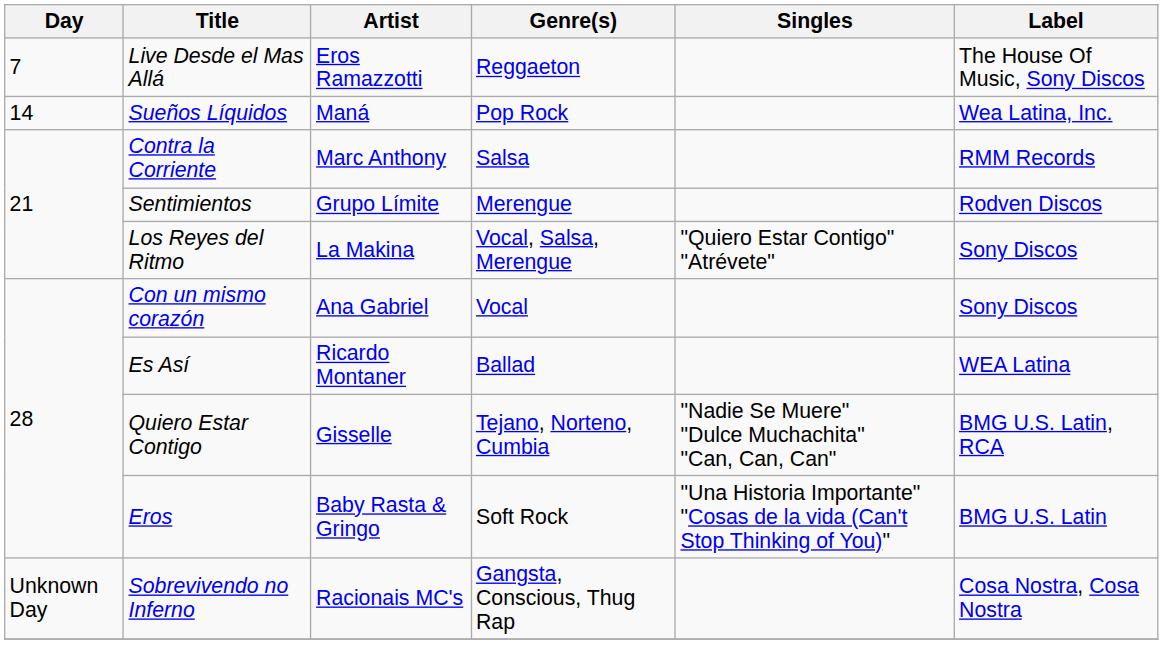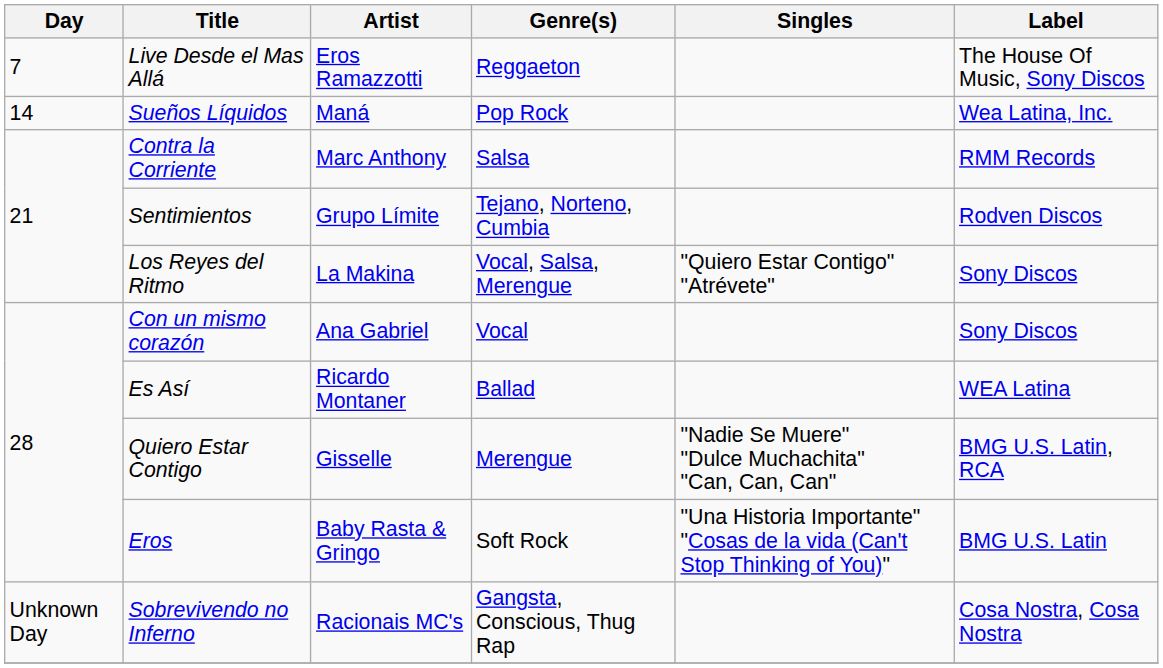(524, 204) Merengue -> (554, 216) Tejano, Norteno, Cumbia
(554, 435) Tejano, Norteno, Cumbia -> (524, 458) Merengue
